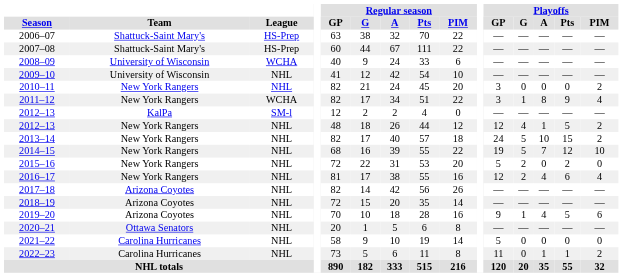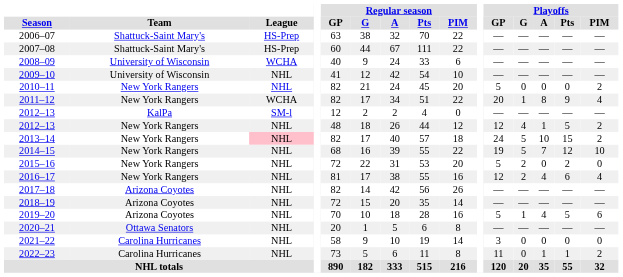(498, 87) 3 -> (498, 87) 5
(498, 100) 3 -> (498, 100) 20
(282, 138) no background -> (282, 138) pink background
(498, 215) 9 -> (498, 215) 5
(498, 240) 5 -> (498, 240) 3
